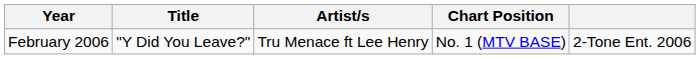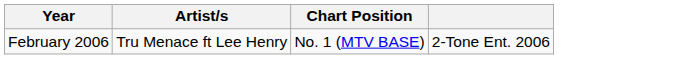- column: (183, 16)
